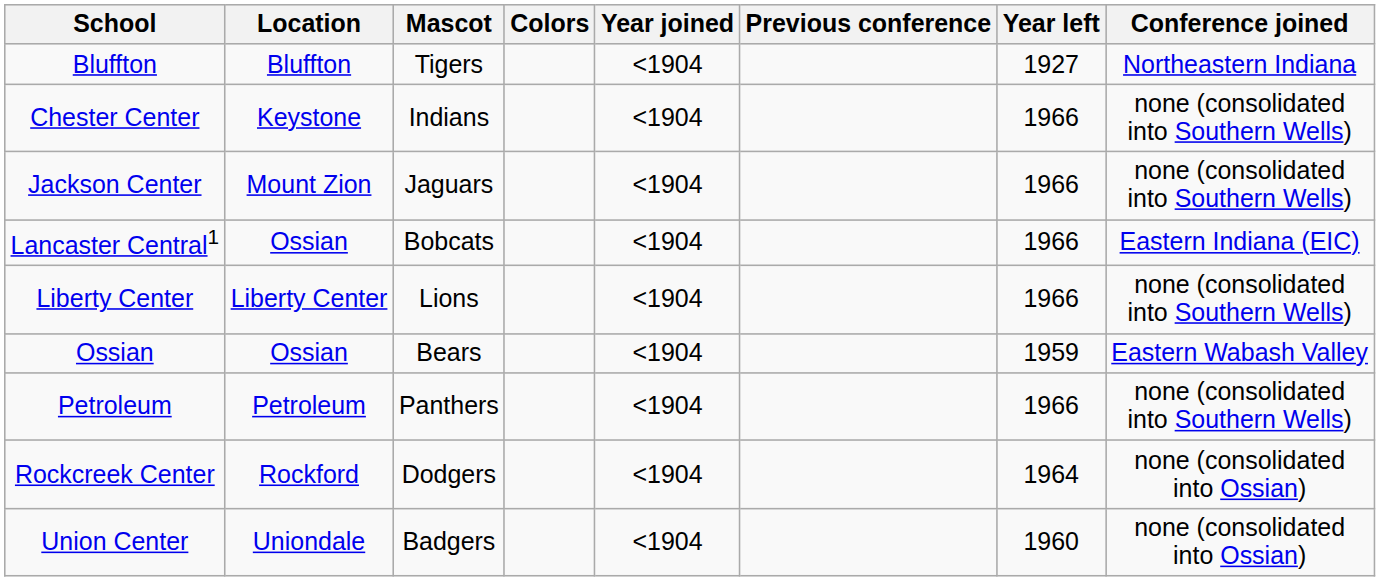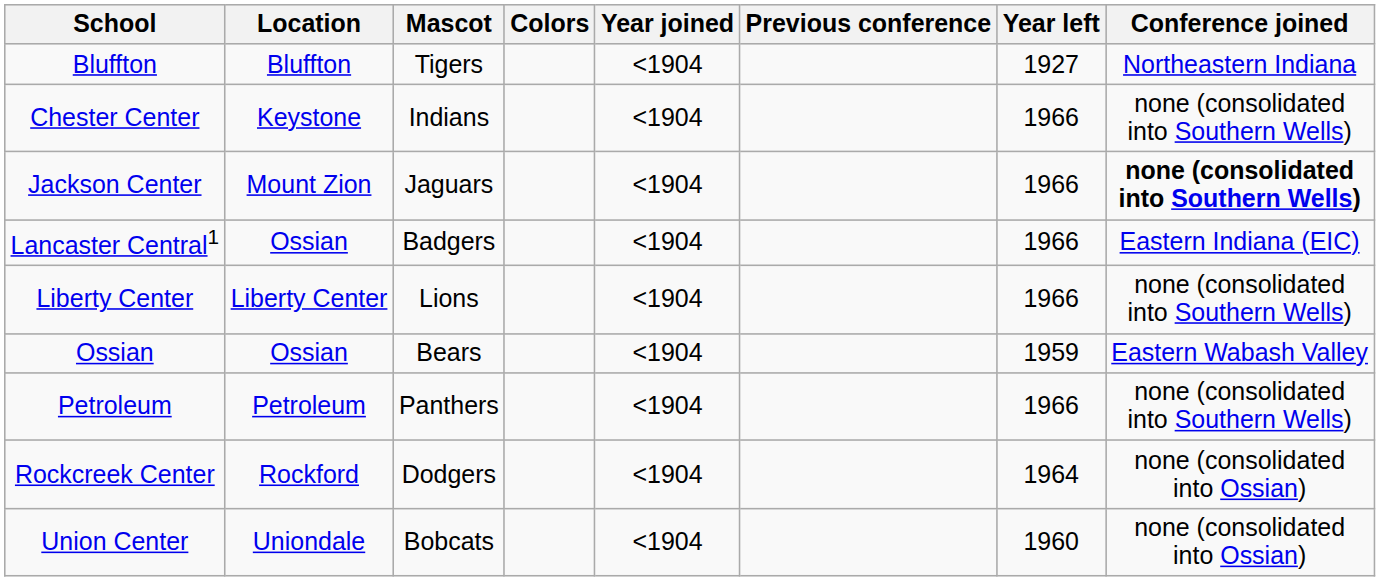(1240, 185) normal -> (1240, 185) bold
(449, 242) Bobcats -> (449, 242) Badgers
(449, 541) Badgers -> (449, 541) Bobcats
